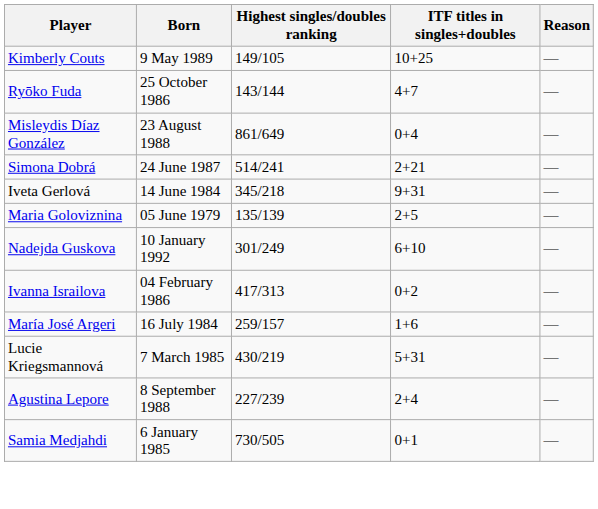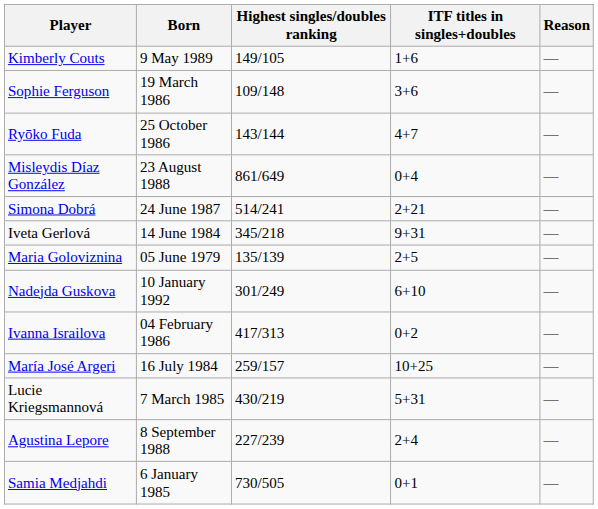(414, 58) 10+25 -> (406, 58) 1+6
+ row: (59, 91)
(406, 323) 1+6 -> (414, 365) 10+25
